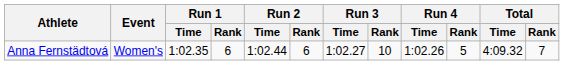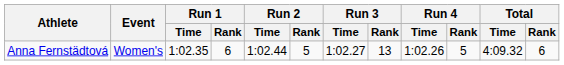(306, 51) 6 -> (306, 51) 5
(385, 51) 10 -> (385, 51) 13
(542, 51) 7 -> (542, 51) 6
